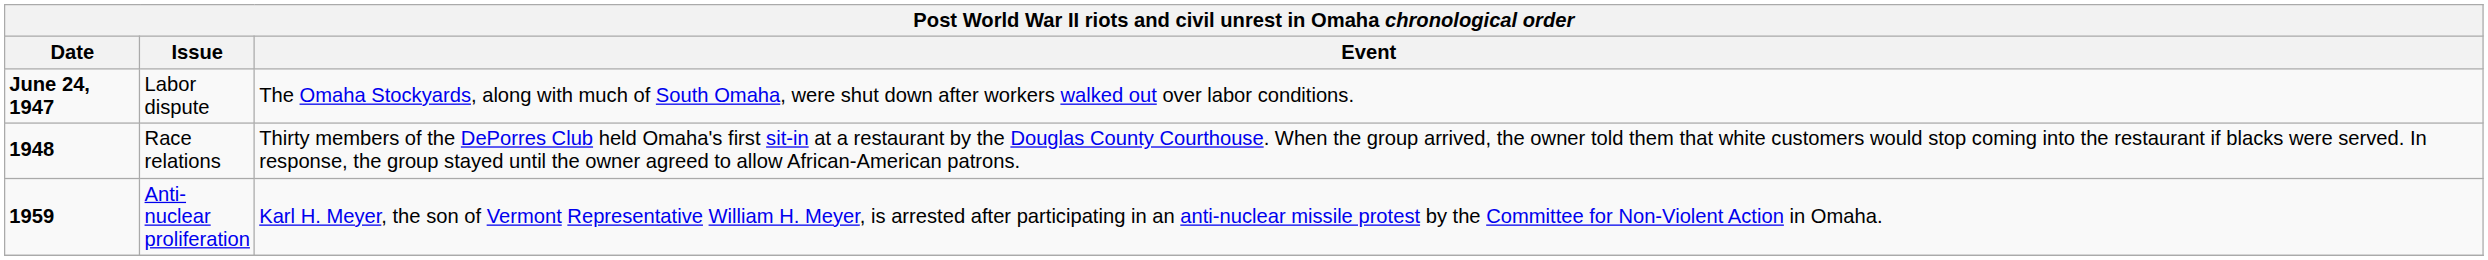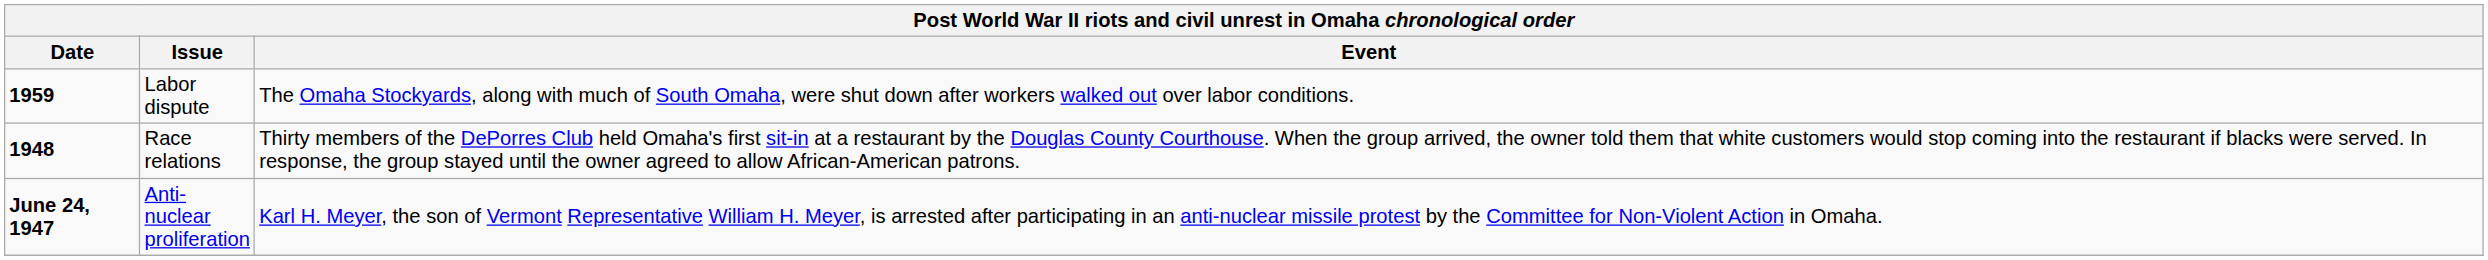(50, 95) June 24, 1947 -> (32, 95) 1959
(32, 216) 1959 -> (50, 216) June 24, 1947
